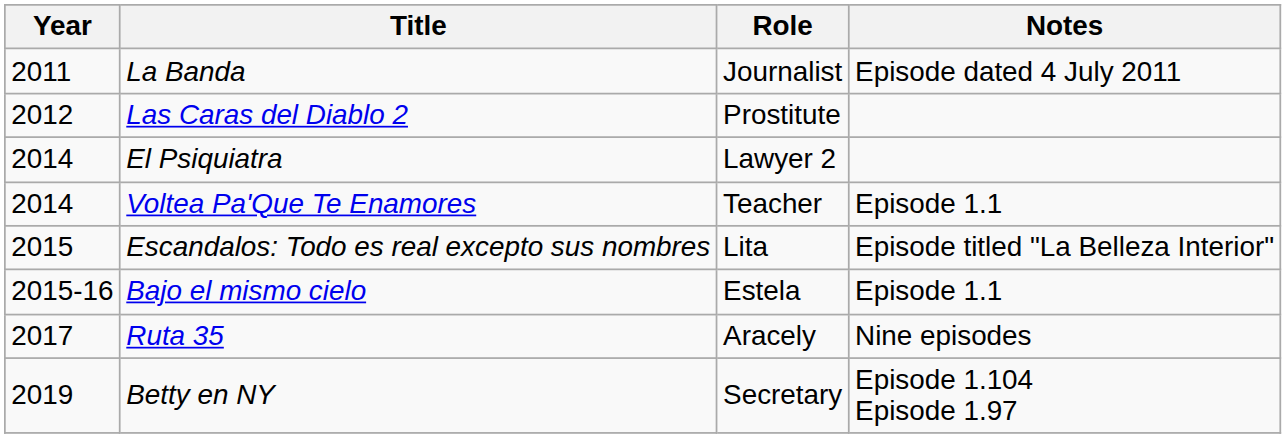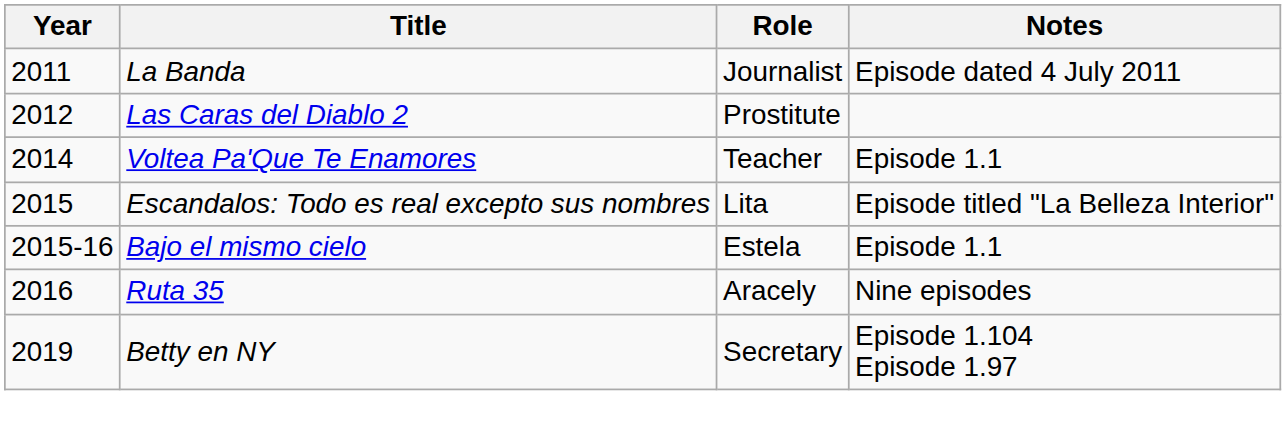- row: (204, 159)
(42, 335) 2017 -> (42, 291) 2016
